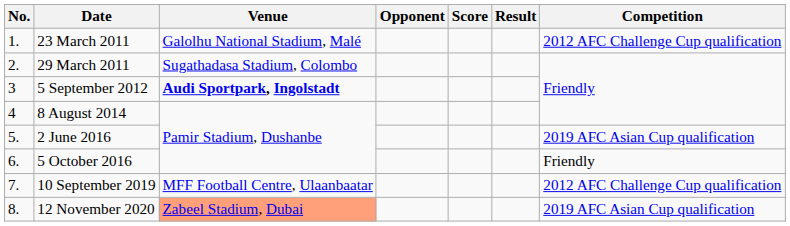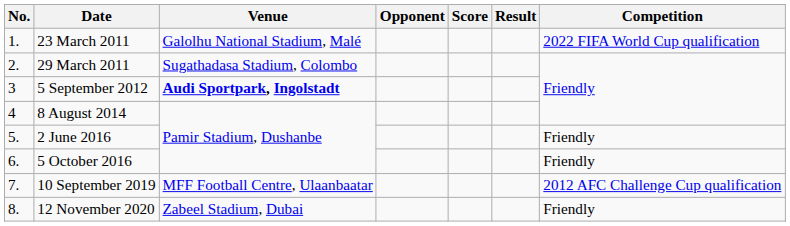(662, 40) 2012 AFC Challenge Cup qualification -> (651, 40) 2022 FIFA World Cup qualification
(649, 137) 2019 AFC Asian Cup qualification -> (569, 137) Friendly
(233, 209) lightsalmon background -> (233, 209) no background
(649, 209) 2019 AFC Asian Cup qualification -> (569, 209) Friendly
